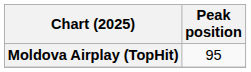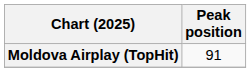(213, 55) 95 -> (213, 55) 91
